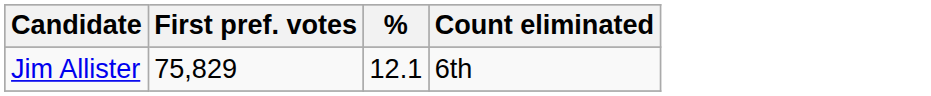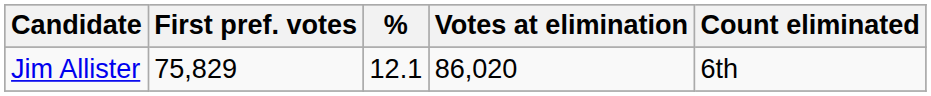+ column: (561, 25)
